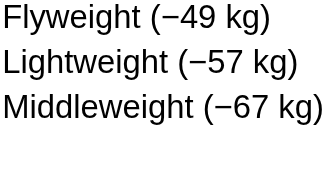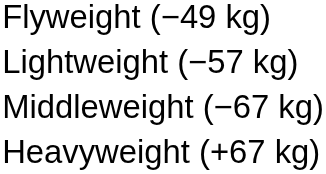+ row: (161, 152)
